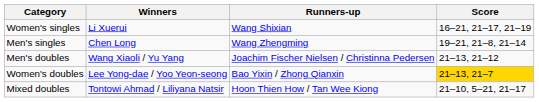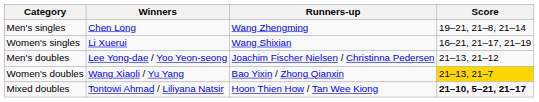rows swapped: (36, 43) <-> (43, 27)
(136, 58) Wang Xiaoli / Yu Yang -> (158, 58) Lee Yong-dae / Yoo Yeon-seong
(158, 74) Lee Yong-dae / Yoo Yeon-seong -> (136, 74) Wang Xiaoli / Yu Yang
(482, 89) normal -> (482, 89) bold
